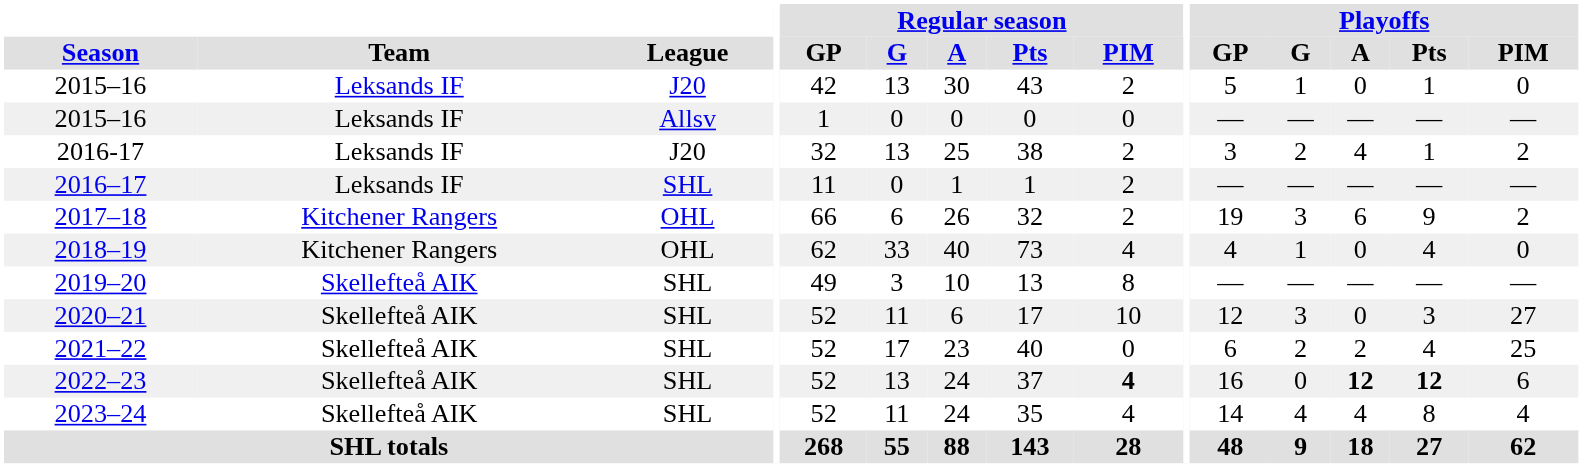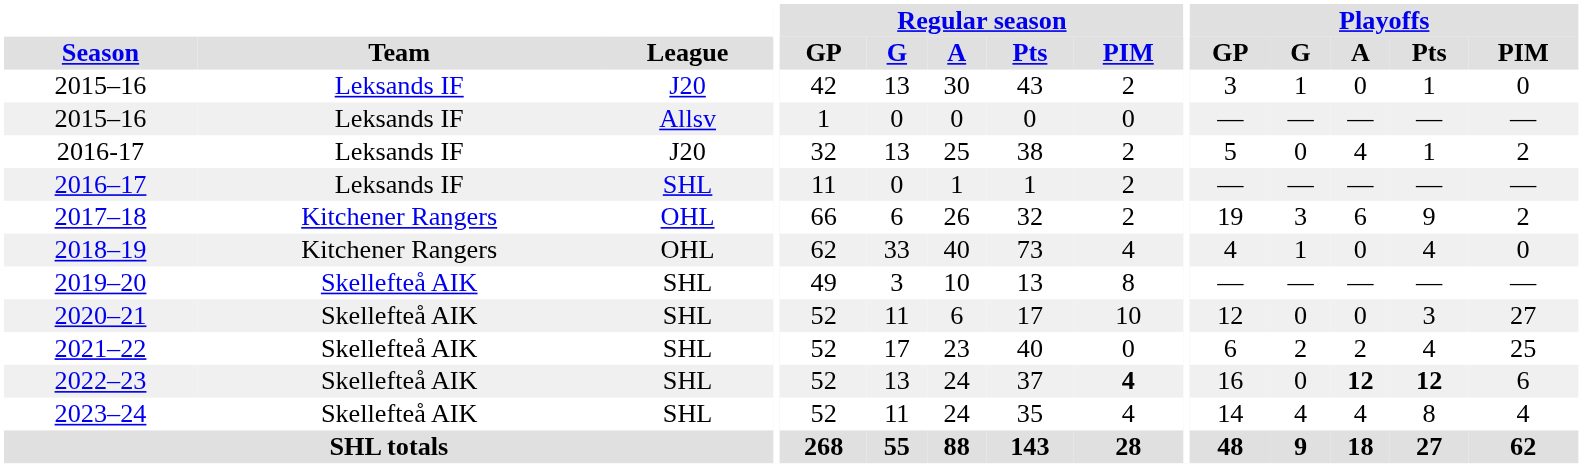(1230, 85) 5 -> (1230, 85) 3
(1230, 151) 3 -> (1230, 151) 5
(1301, 151) 2 -> (1301, 151) 0
(1301, 315) 3 -> (1301, 315) 0
